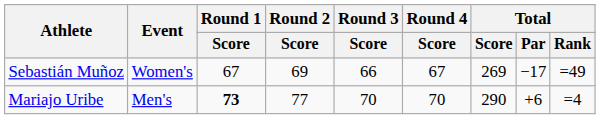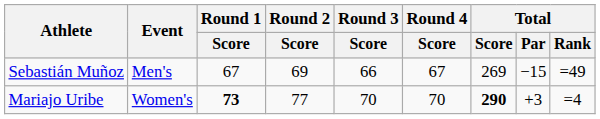(162, 72) Women's -> (152, 72) Men's
(533, 72) −17 -> (533, 72) −15
(152, 99) Men's -> (162, 99) Women's
(494, 99) normal -> (494, 99) bold
(533, 99) +6 -> (533, 99) +3
